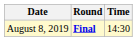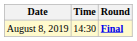columns swapped: (118, 12) <-> (88, 12)
